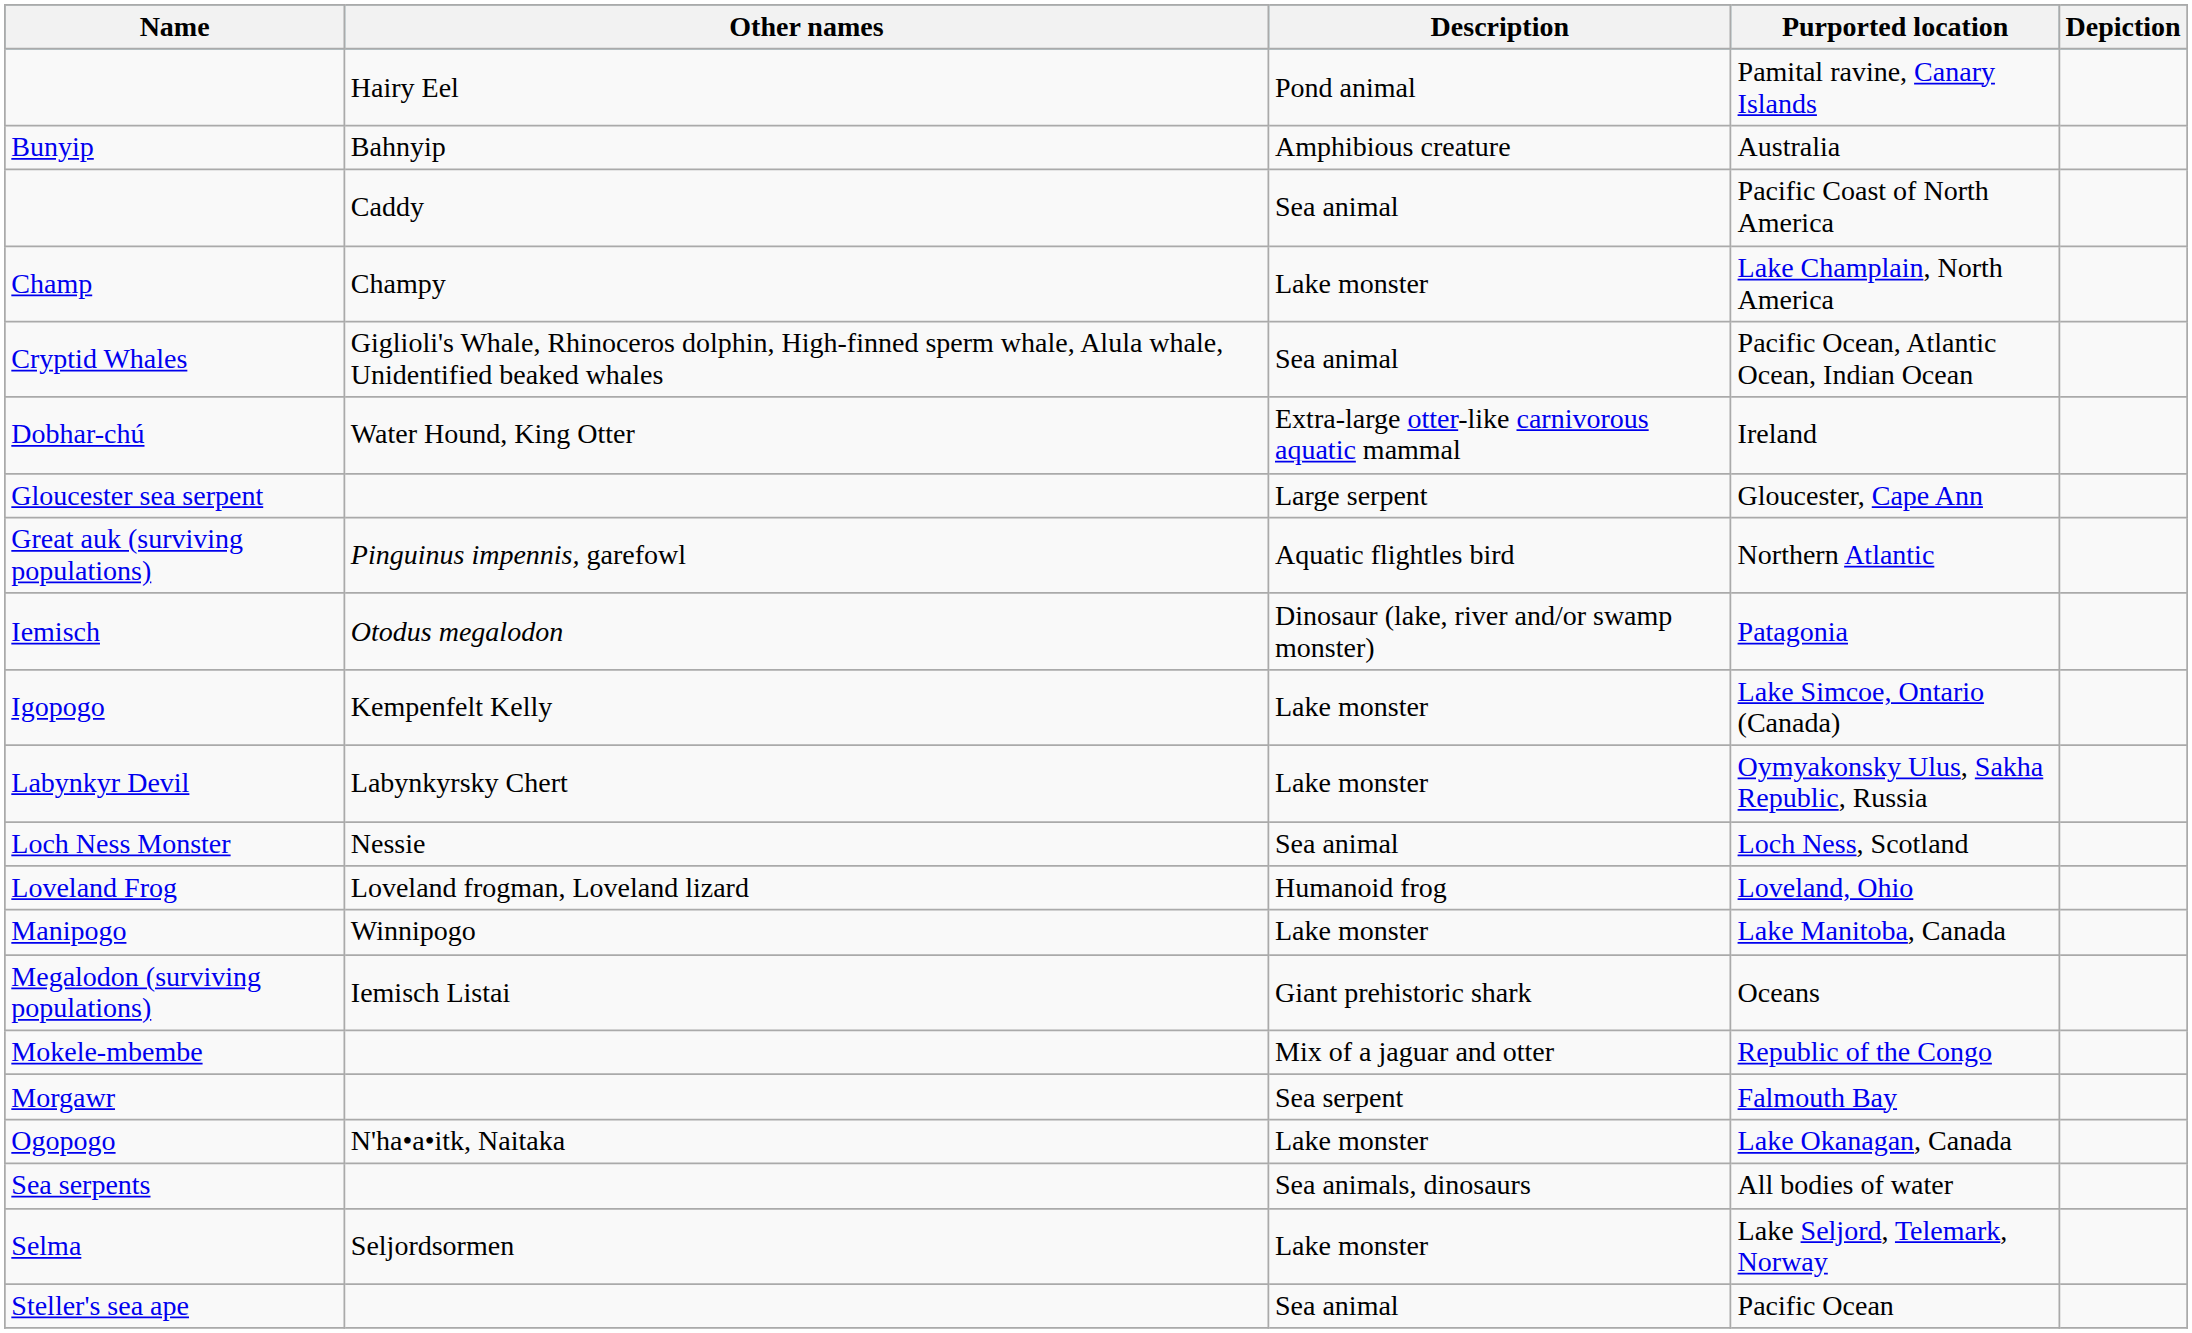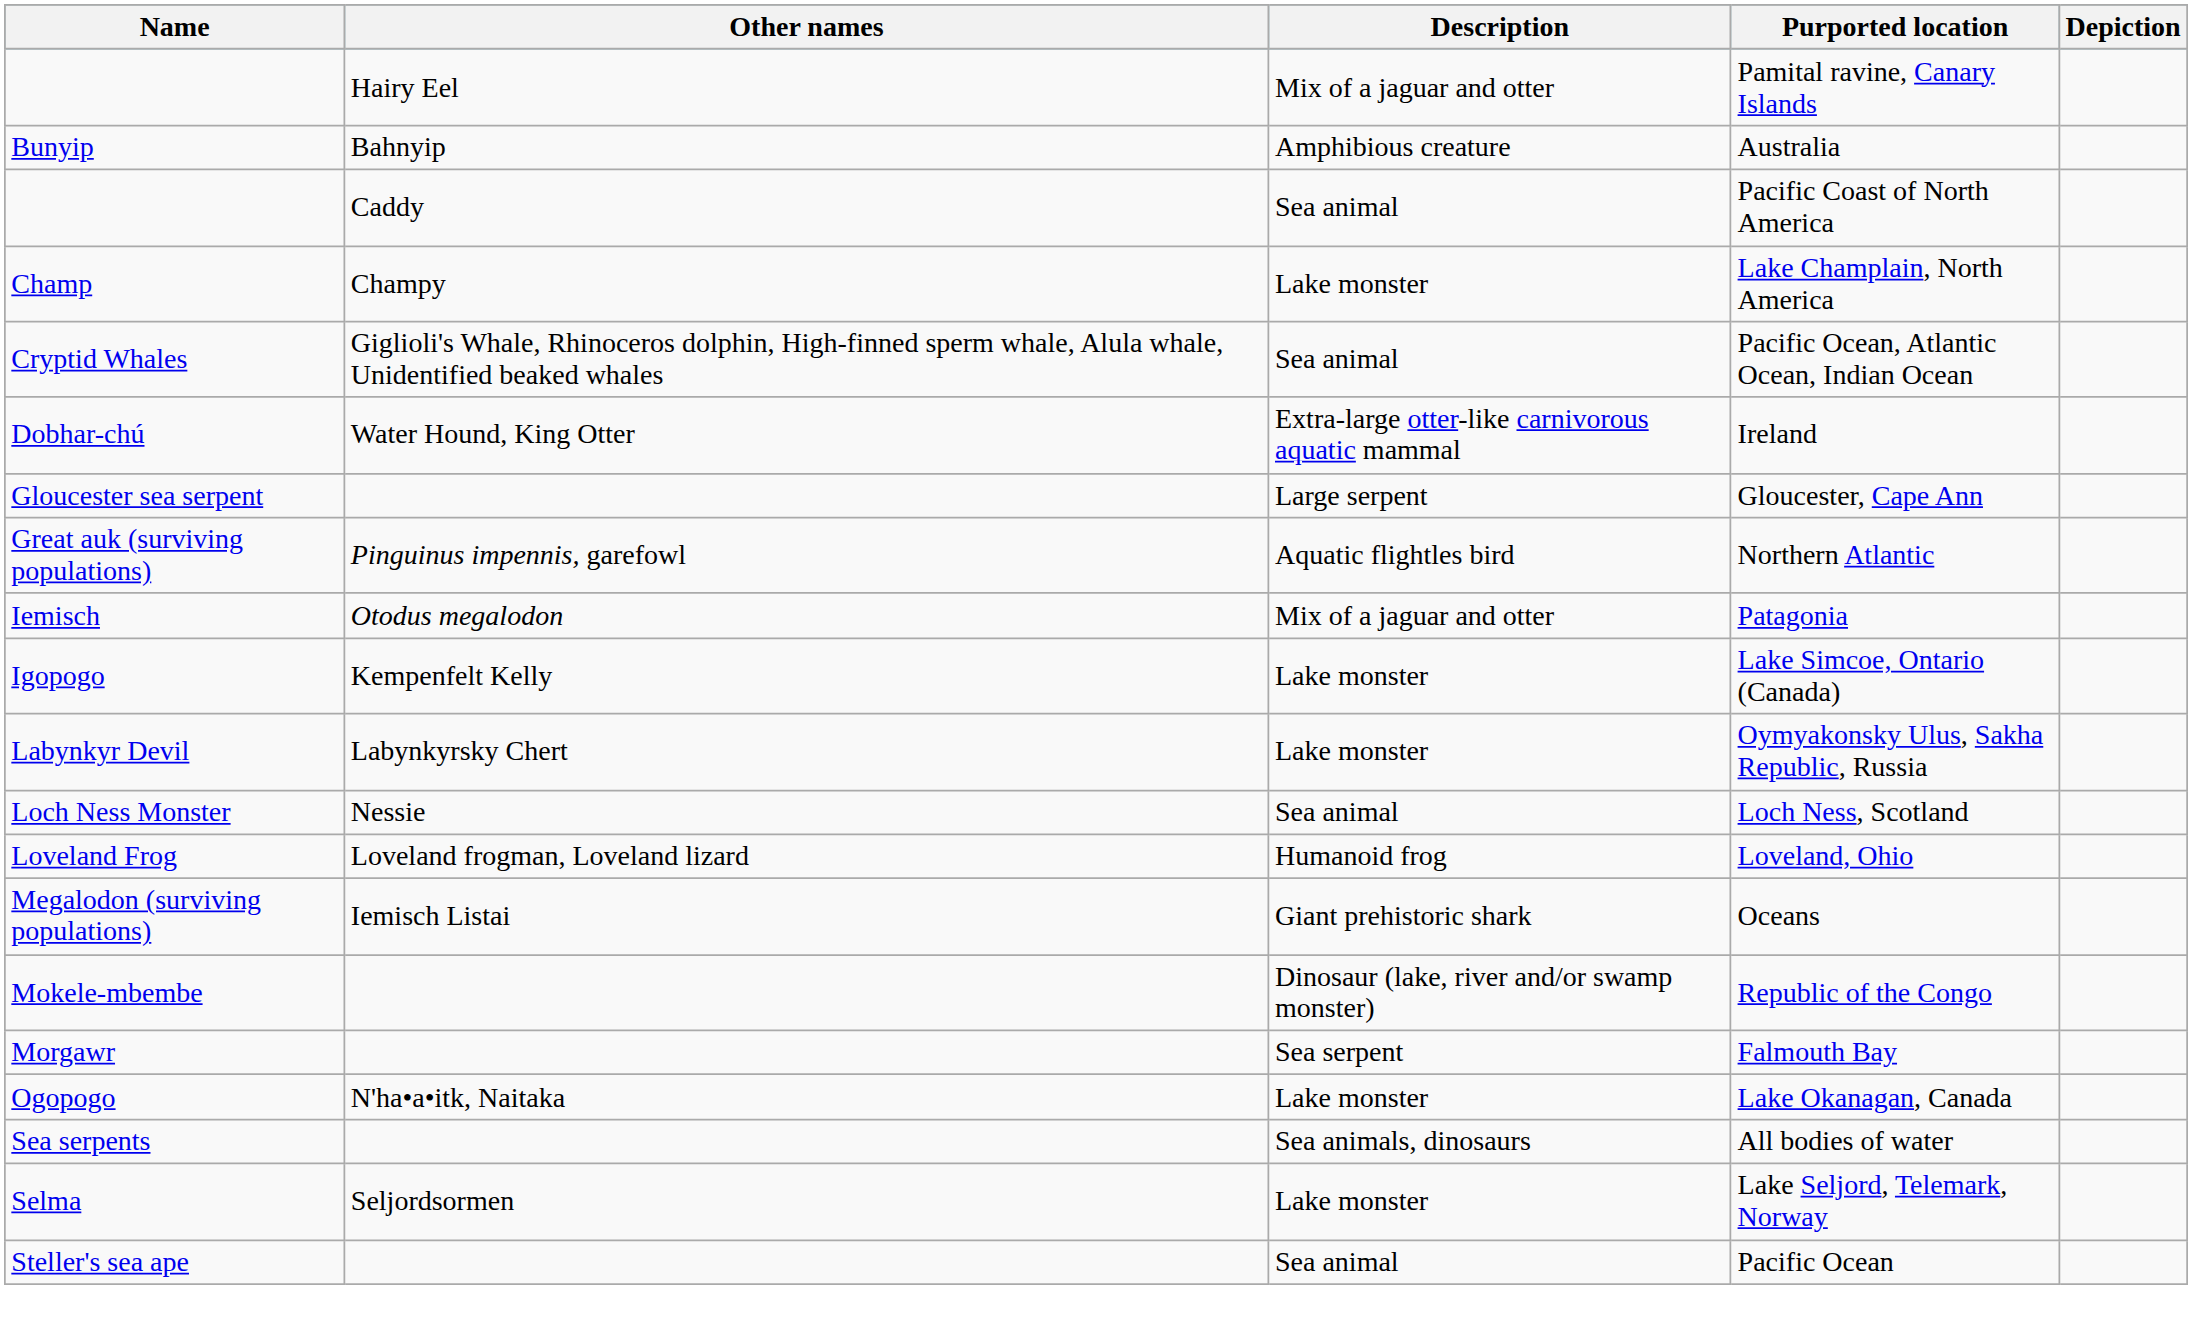(1345, 86) Pond animal -> (1415, 86) Mix of a jaguar and otter
(1474, 631) Dinosaur (lake, river and/or swamp monster) -> (1415, 615) Mix of a jaguar and otter
- row: (1872, 931)
(1415, 1052) Mix of a jaguar and otter -> (1474, 992) Dinosaur (lake, river and/or swamp monster)
